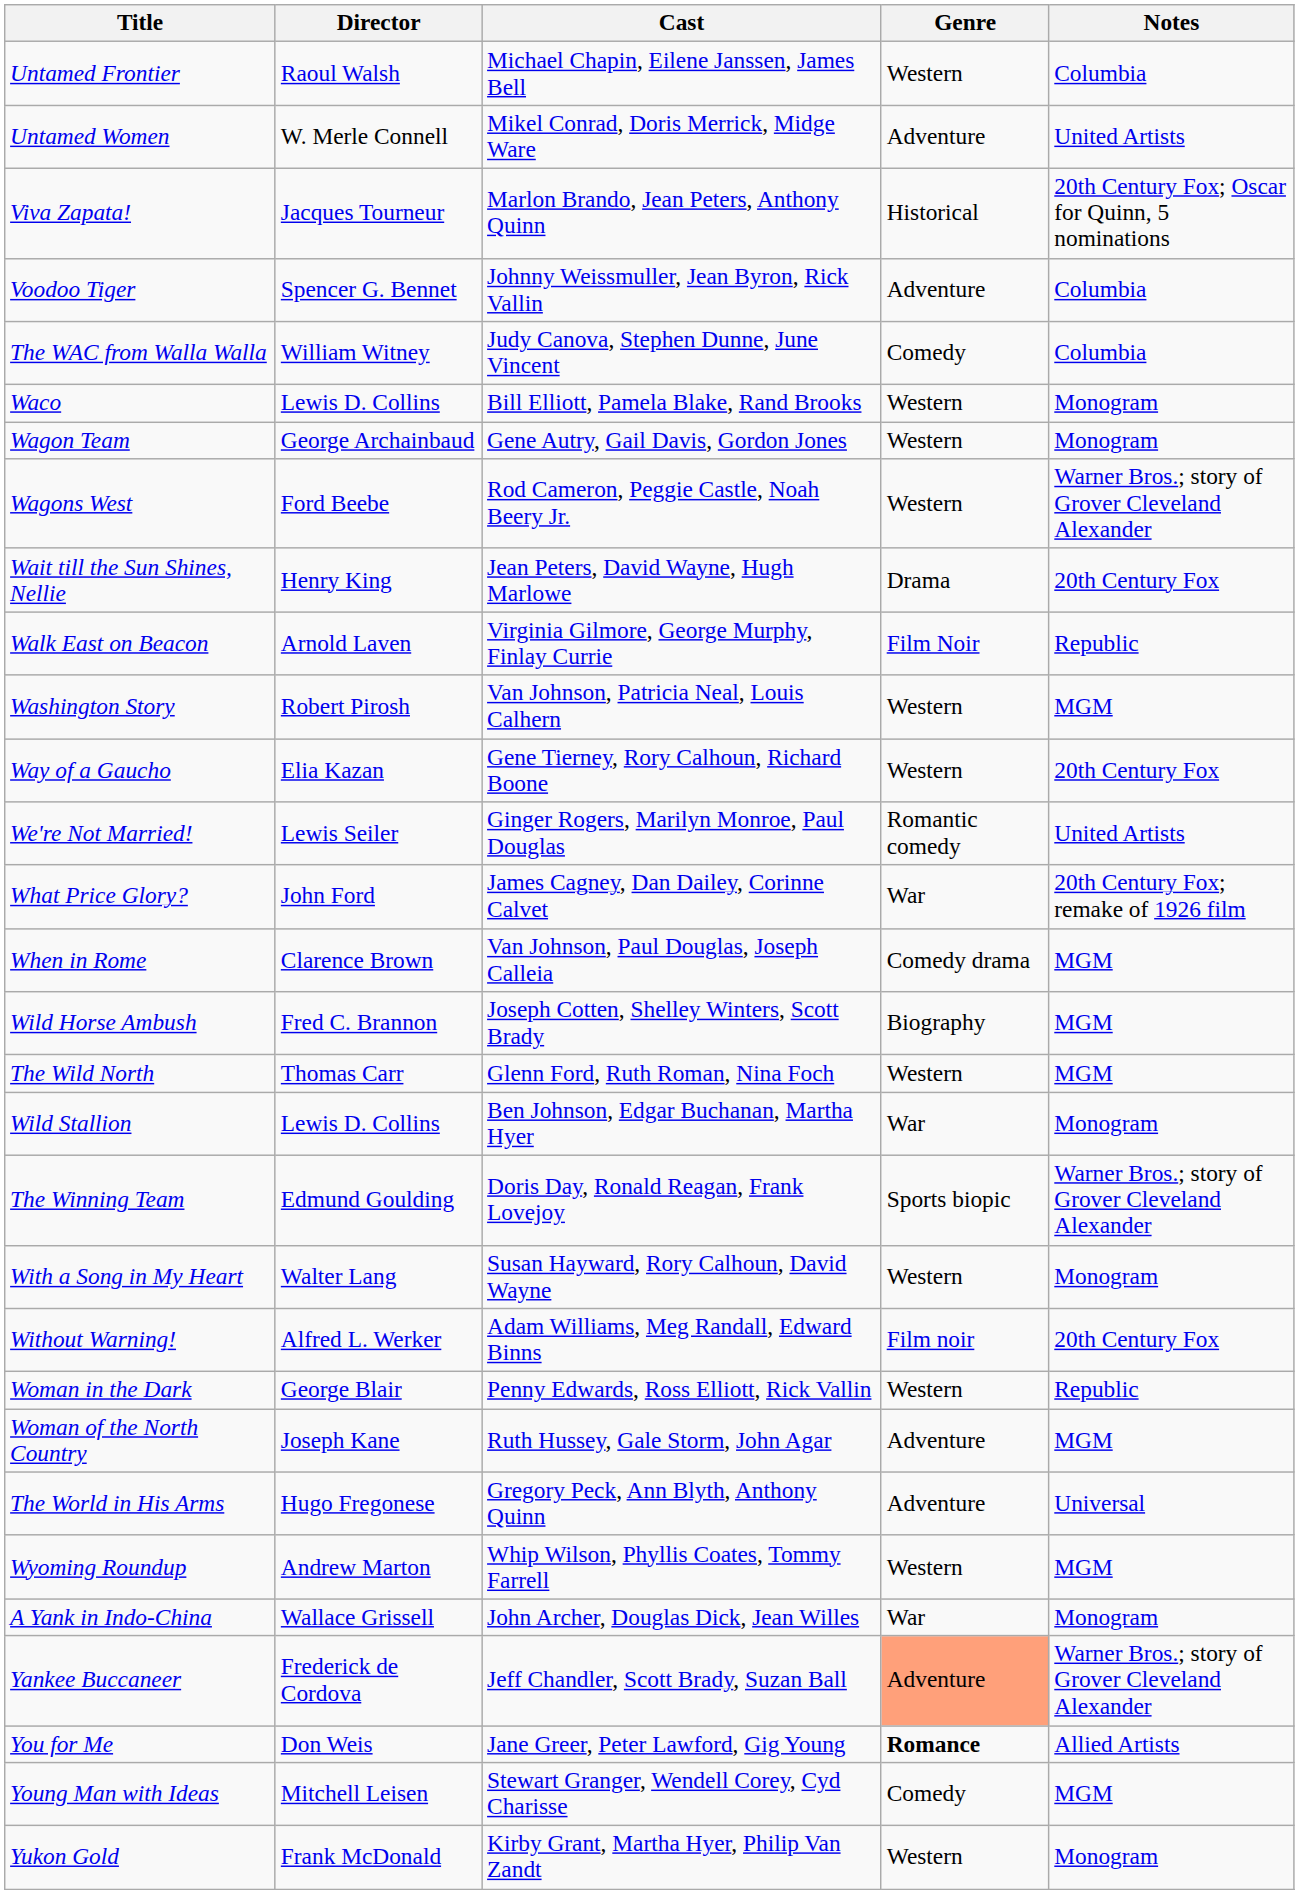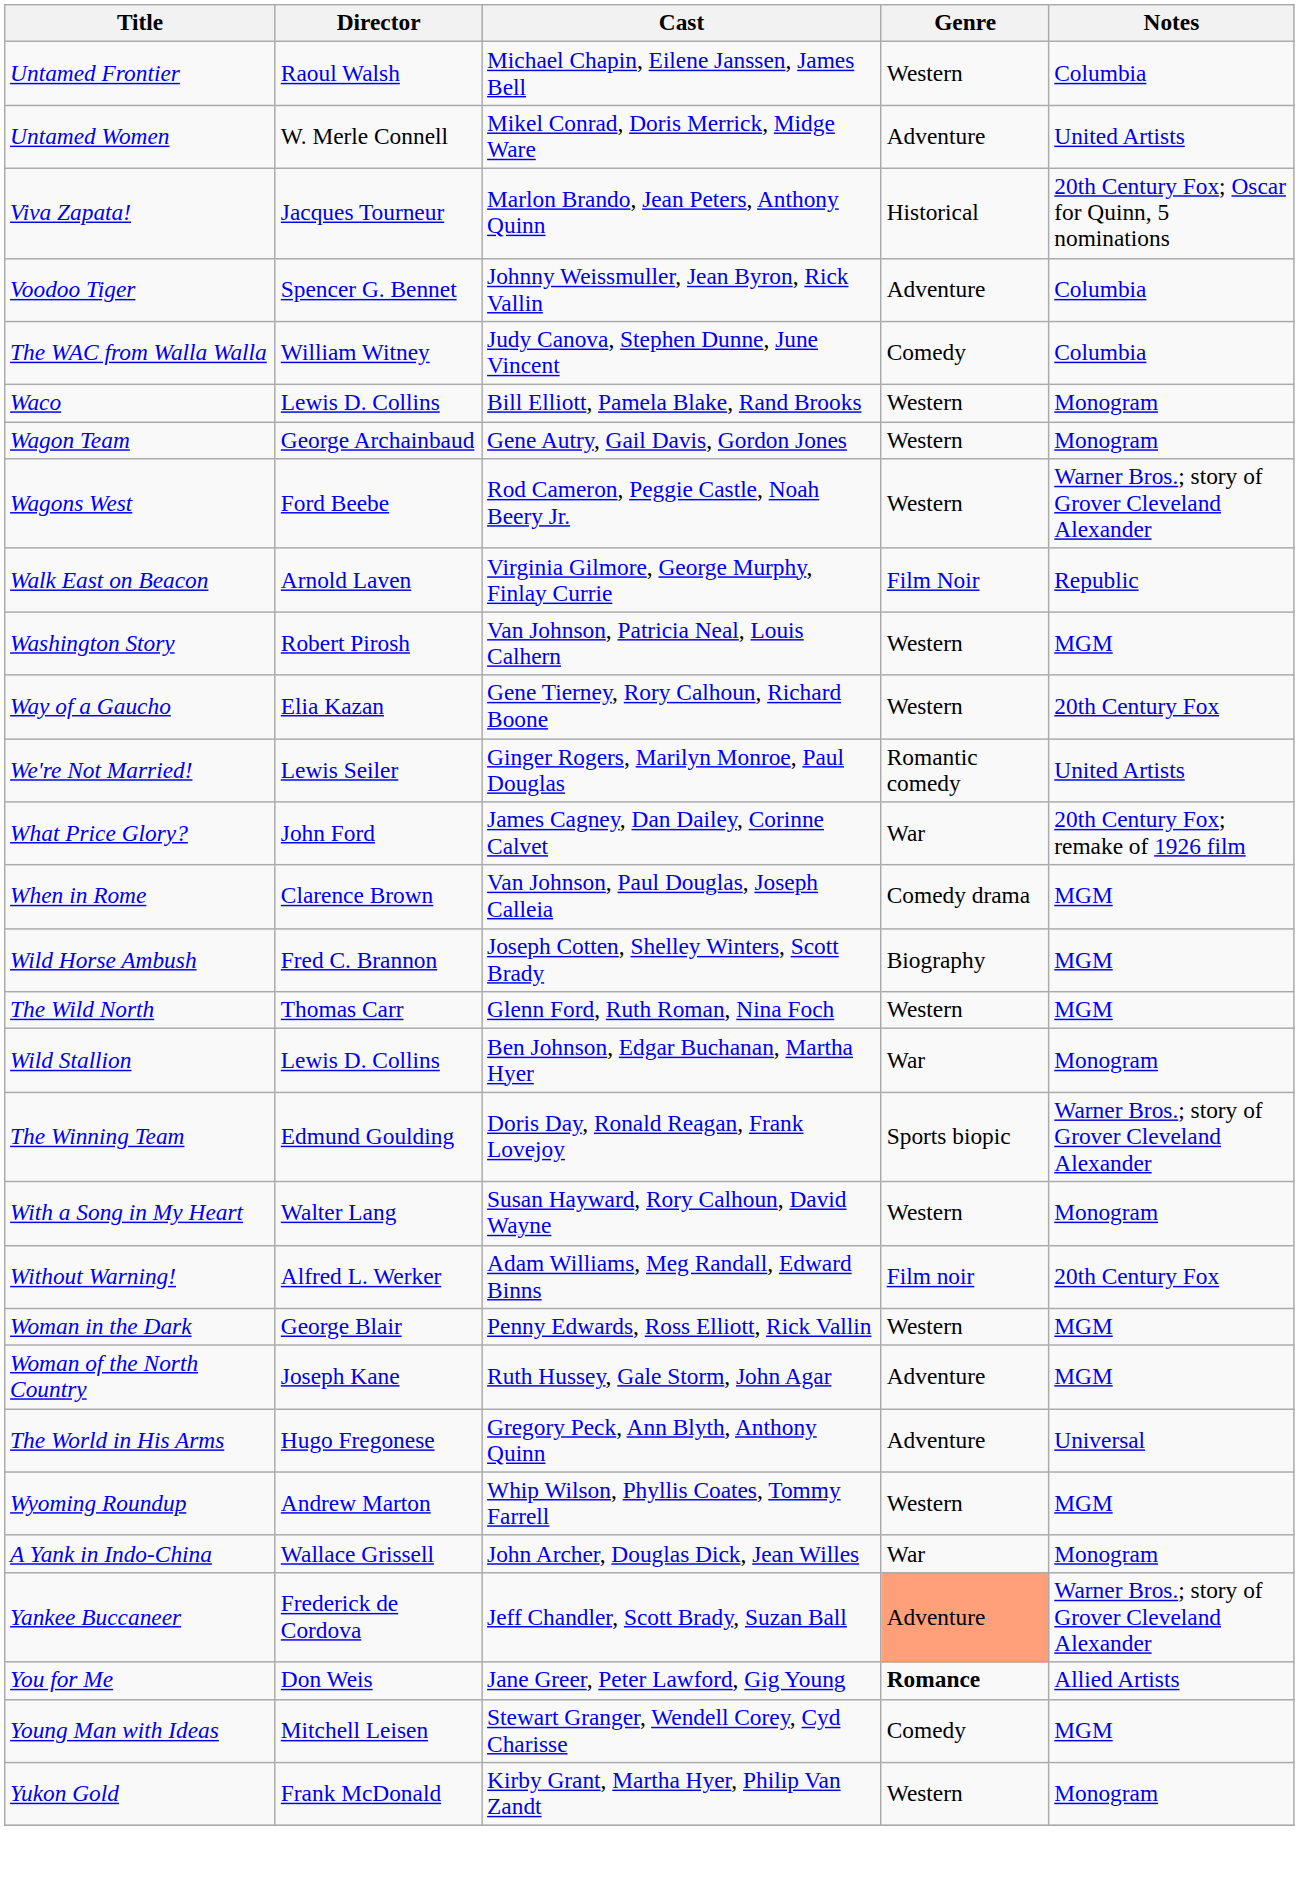- row: (121, 579)
(1096, 1389) Republic -> (1083, 1326) MGM
